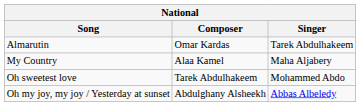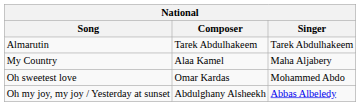(202, 45) Omar Kardas -> (216, 45) Tarek Abdulhakeem
(216, 77) Tarek Abdulhakeem -> (202, 77) Omar Kardas
